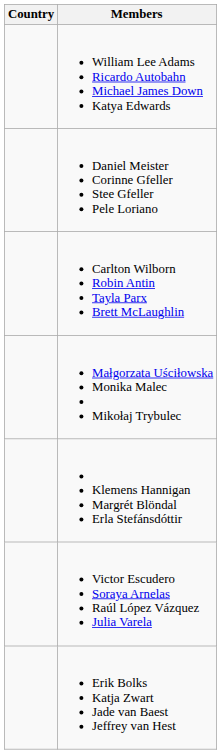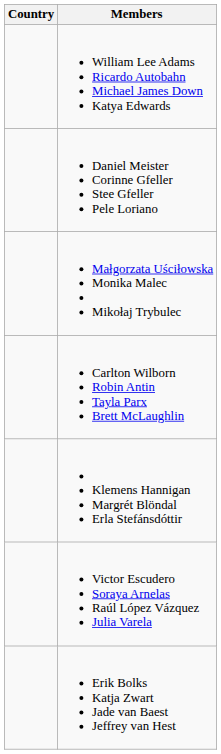rows swapped: (137, 291) <-> (137, 394)
